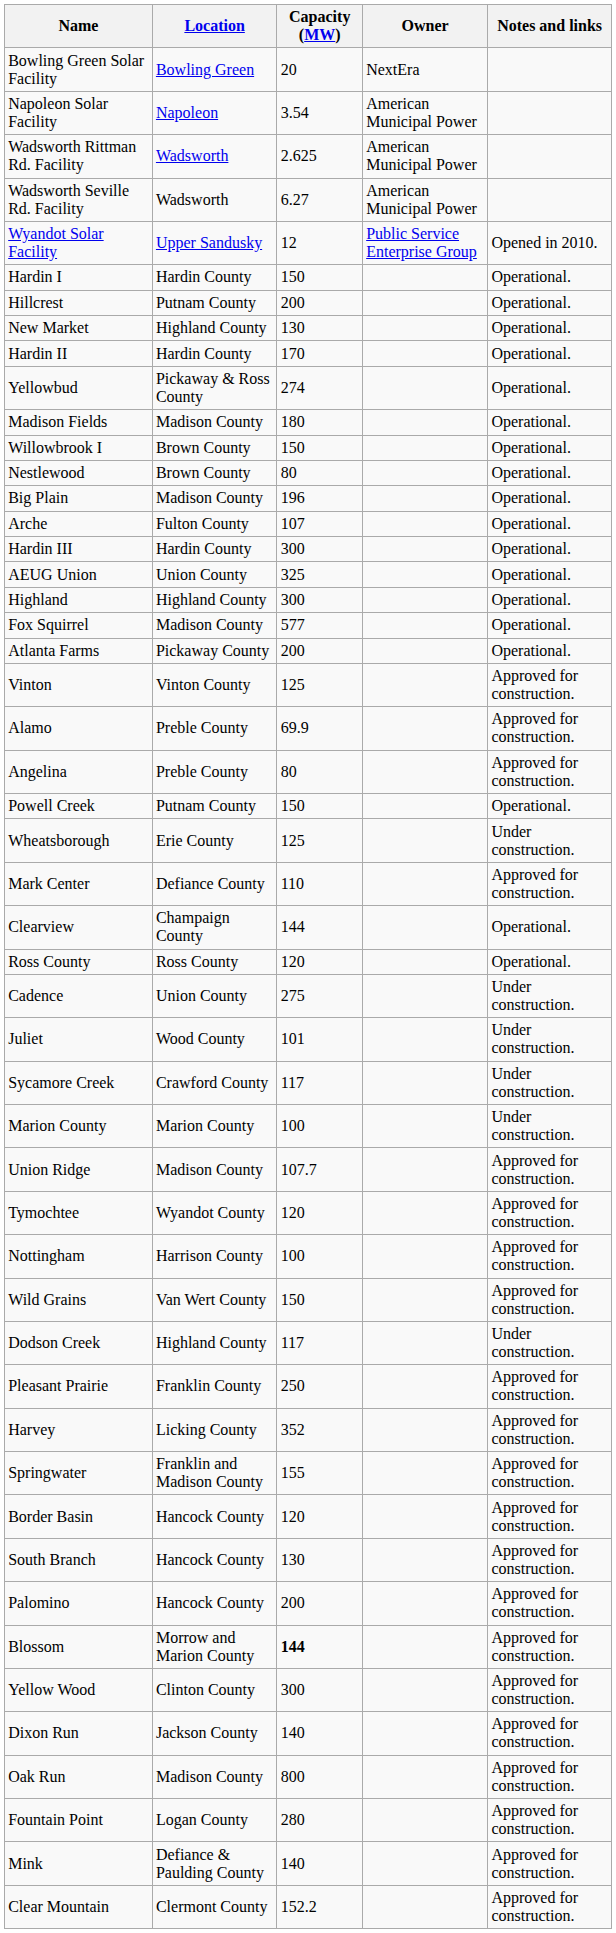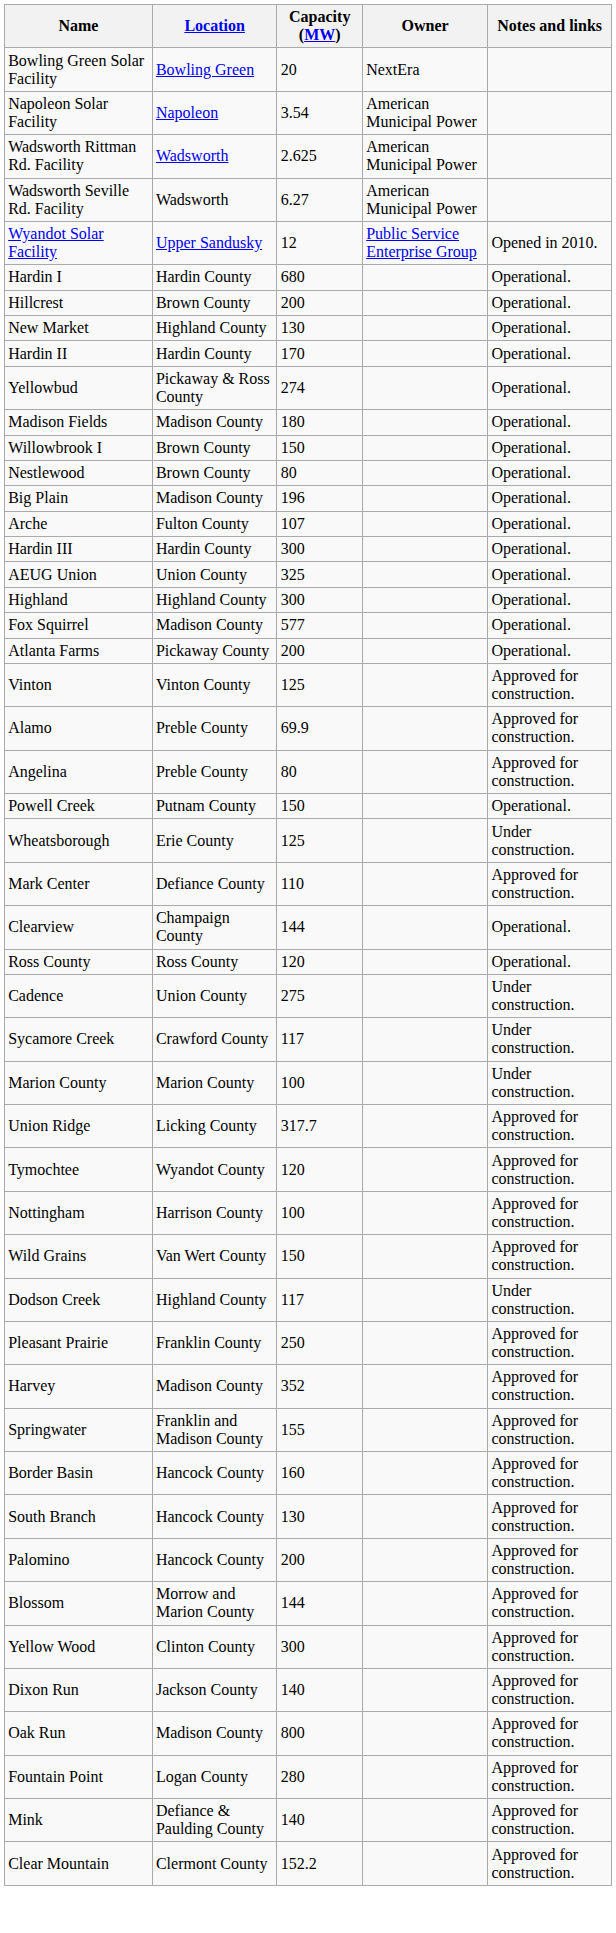(293, 277) 150 -> (293, 277) 680
(206, 302) Putnam County -> (203, 302) Brown County
- row: (26, 1039)
(209, 1169) Madison County -> (206, 1126) Licking County
(299, 1169) 107.7 -> (299, 1126) 317.7
(206, 1429) Licking County -> (209, 1386) Madison County
(293, 1516) 120 -> (293, 1473) 160
(293, 1646) bold -> (293, 1603) normal
